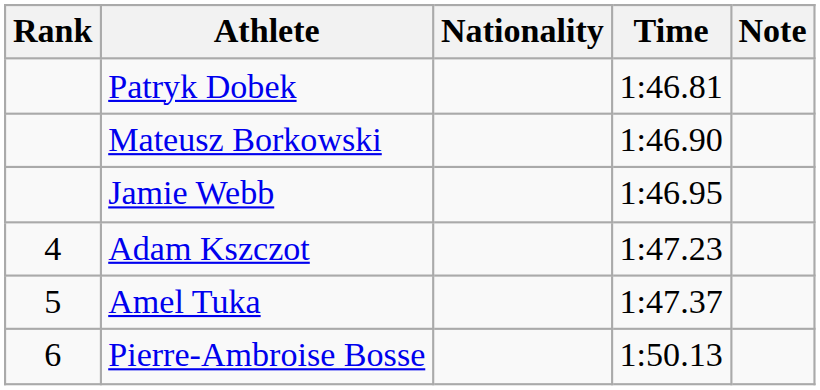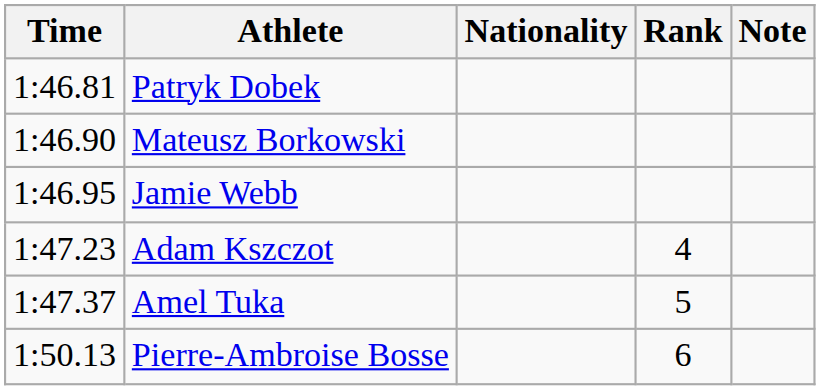columns swapped: (53, 31) <-> (671, 31)
